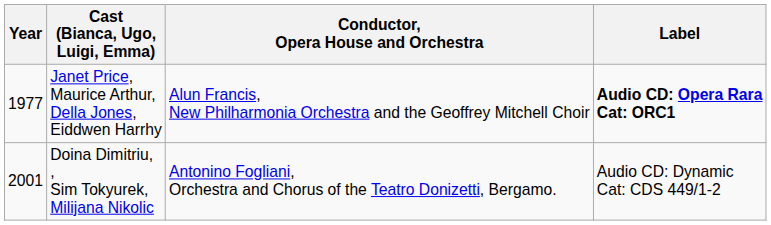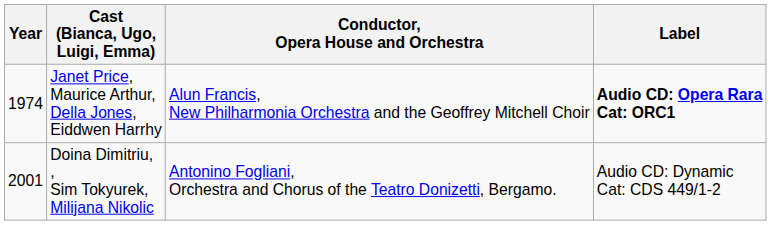(26, 103) 1977 -> (26, 103) 1974
